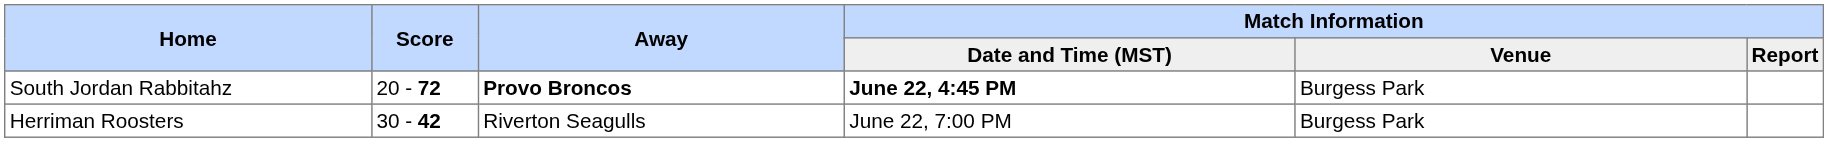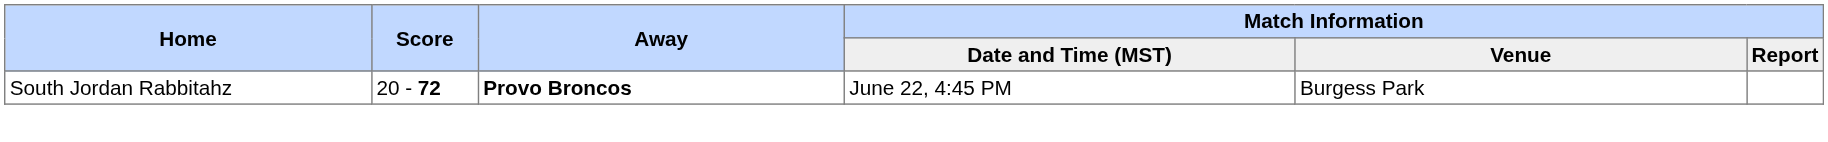(933, 88) bold -> (931, 88) normal
- row: (97, 121)
